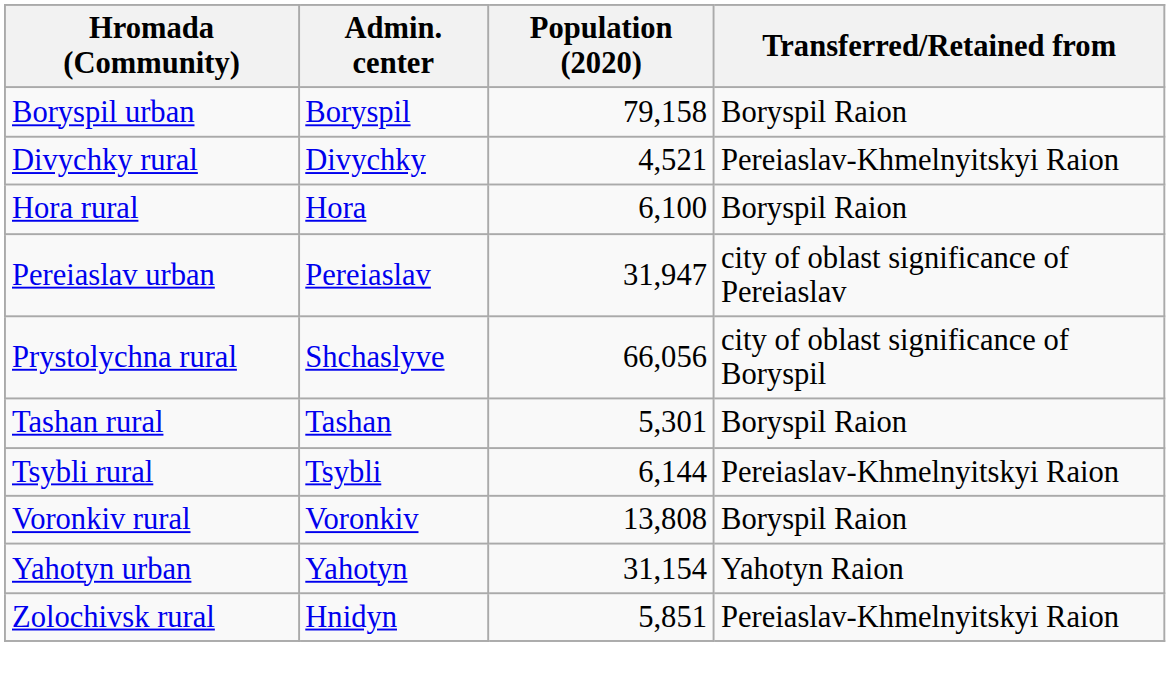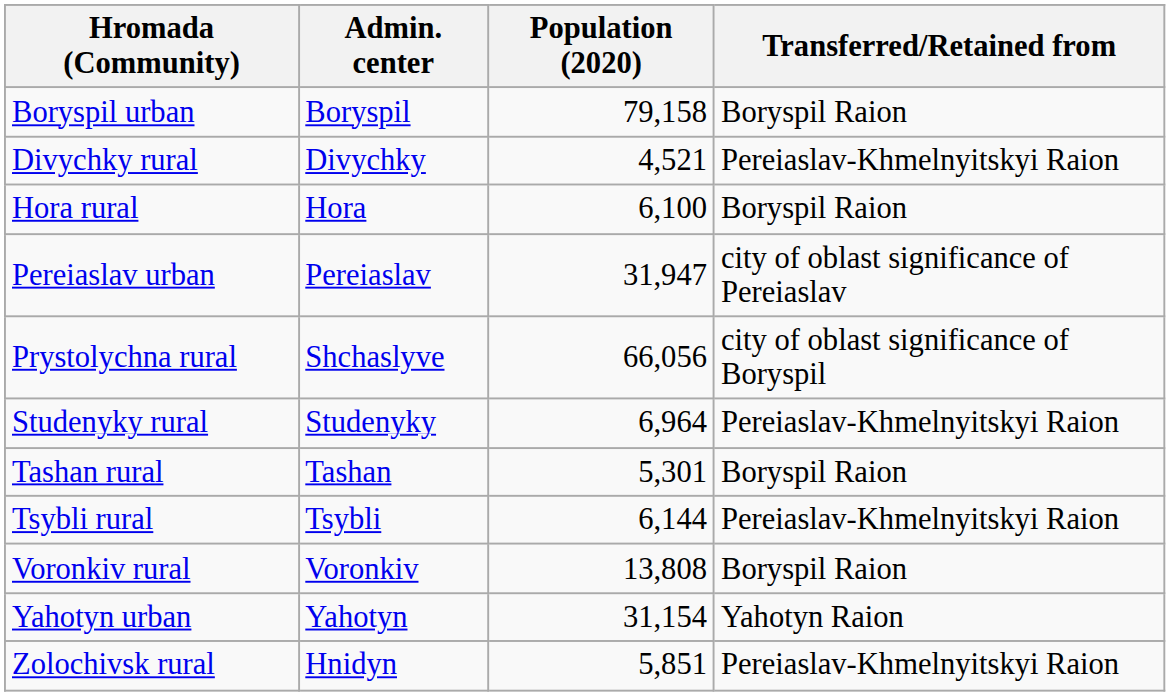+ row: (110, 422)
